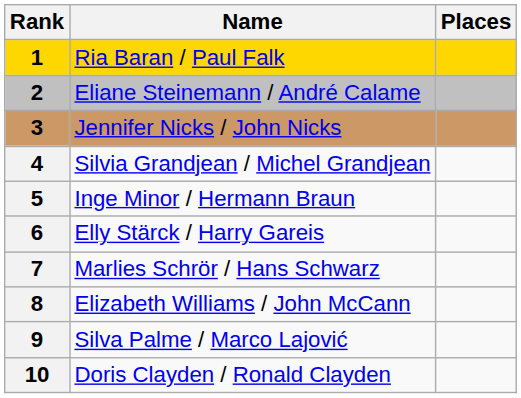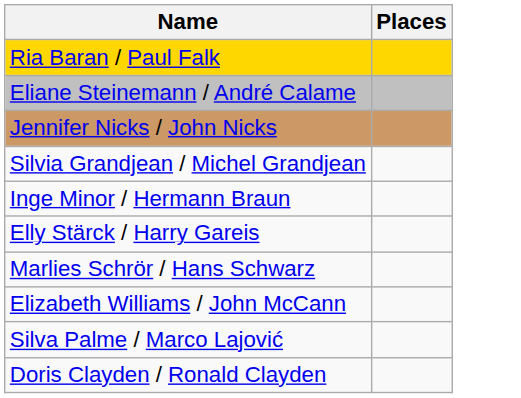- column: (37, 22)
